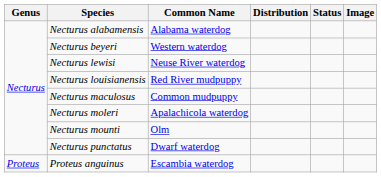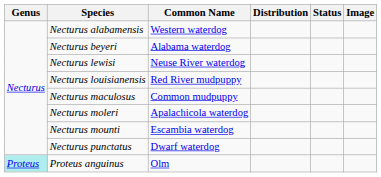(191, 29) Alabama waterdog -> (189, 29) Western waterdog
(189, 46) Western waterdog -> (191, 46) Alabama waterdog
(160, 130) Olm -> (192, 130) Escambia waterdog
(23, 163) no background -> (23, 163) paleturquoise background
(192, 163) Escambia waterdog -> (160, 163) Olm
